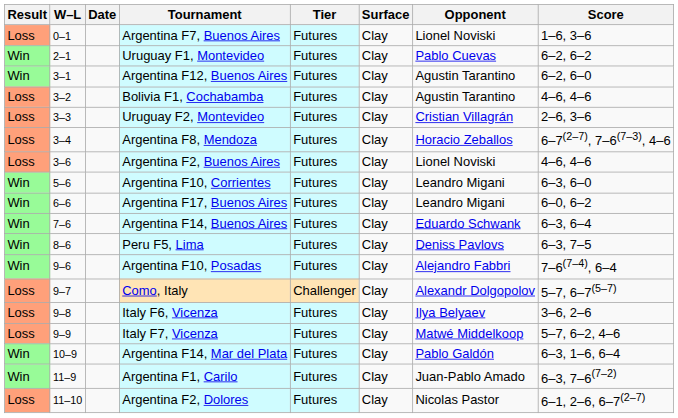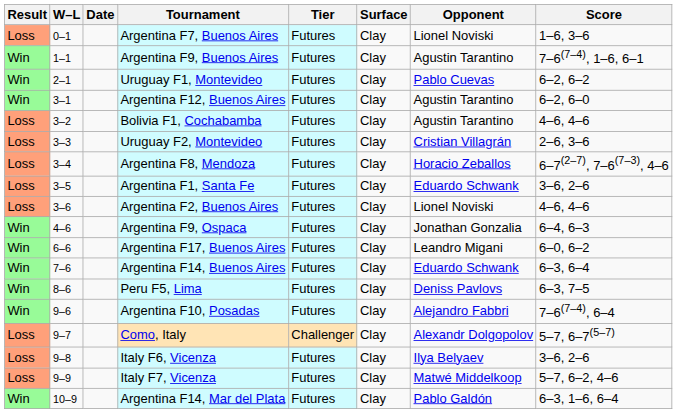+ row: (199, 57)
+ row: (187, 186)
+ row: (183, 227)
- row: (196, 182)
- row: (180, 376)
- row: (185, 400)
